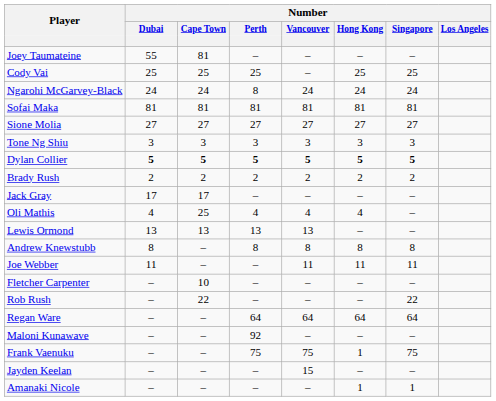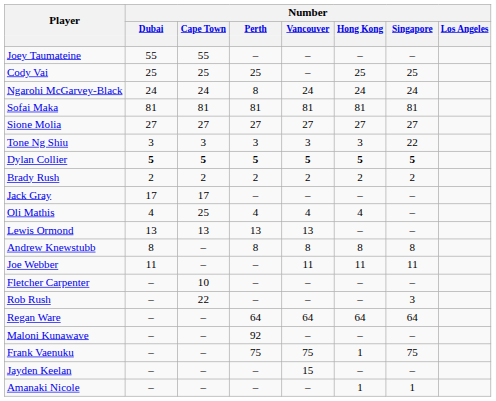(203, 55) 81 -> (203, 55) 55
(412, 142) 3 -> (412, 142) 22
(412, 300) 22 -> (412, 300) 3
